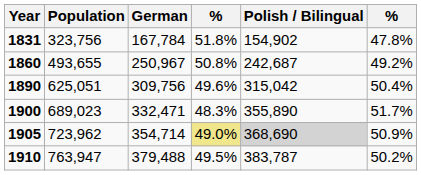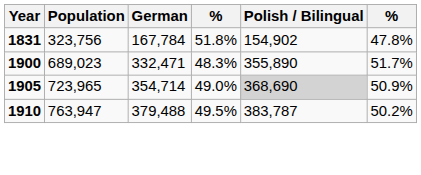- row: (24, 63)
- row: (24, 87)
(75, 134) 723,962 -> (75, 87) 723,965
(216, 134) khaki background -> (216, 87) no background
